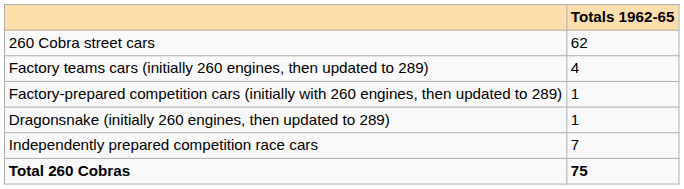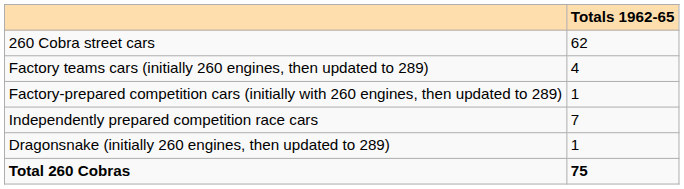rows swapped: (163, 145) <-> (199, 119)
